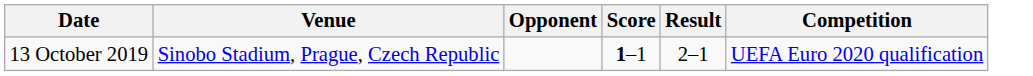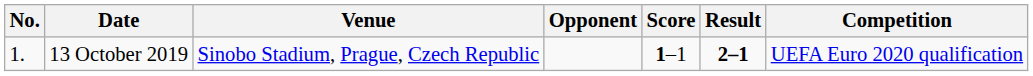+ column: (25, 20)
(693, 53) normal -> (733, 53) bold
